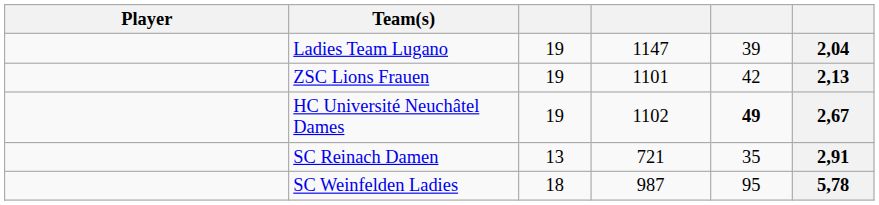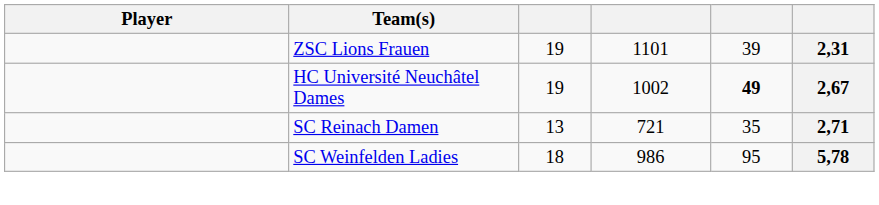- row: (371, 48)
(751, 77) 42 -> (751, 48) 39
(833, 77) 2,13 -> (833, 48) 2,31
(651, 116) 1102 -> (651, 87) 1002
(833, 156) 2,91 -> (833, 127) 2,71
(651, 185) 987 -> (651, 156) 986
